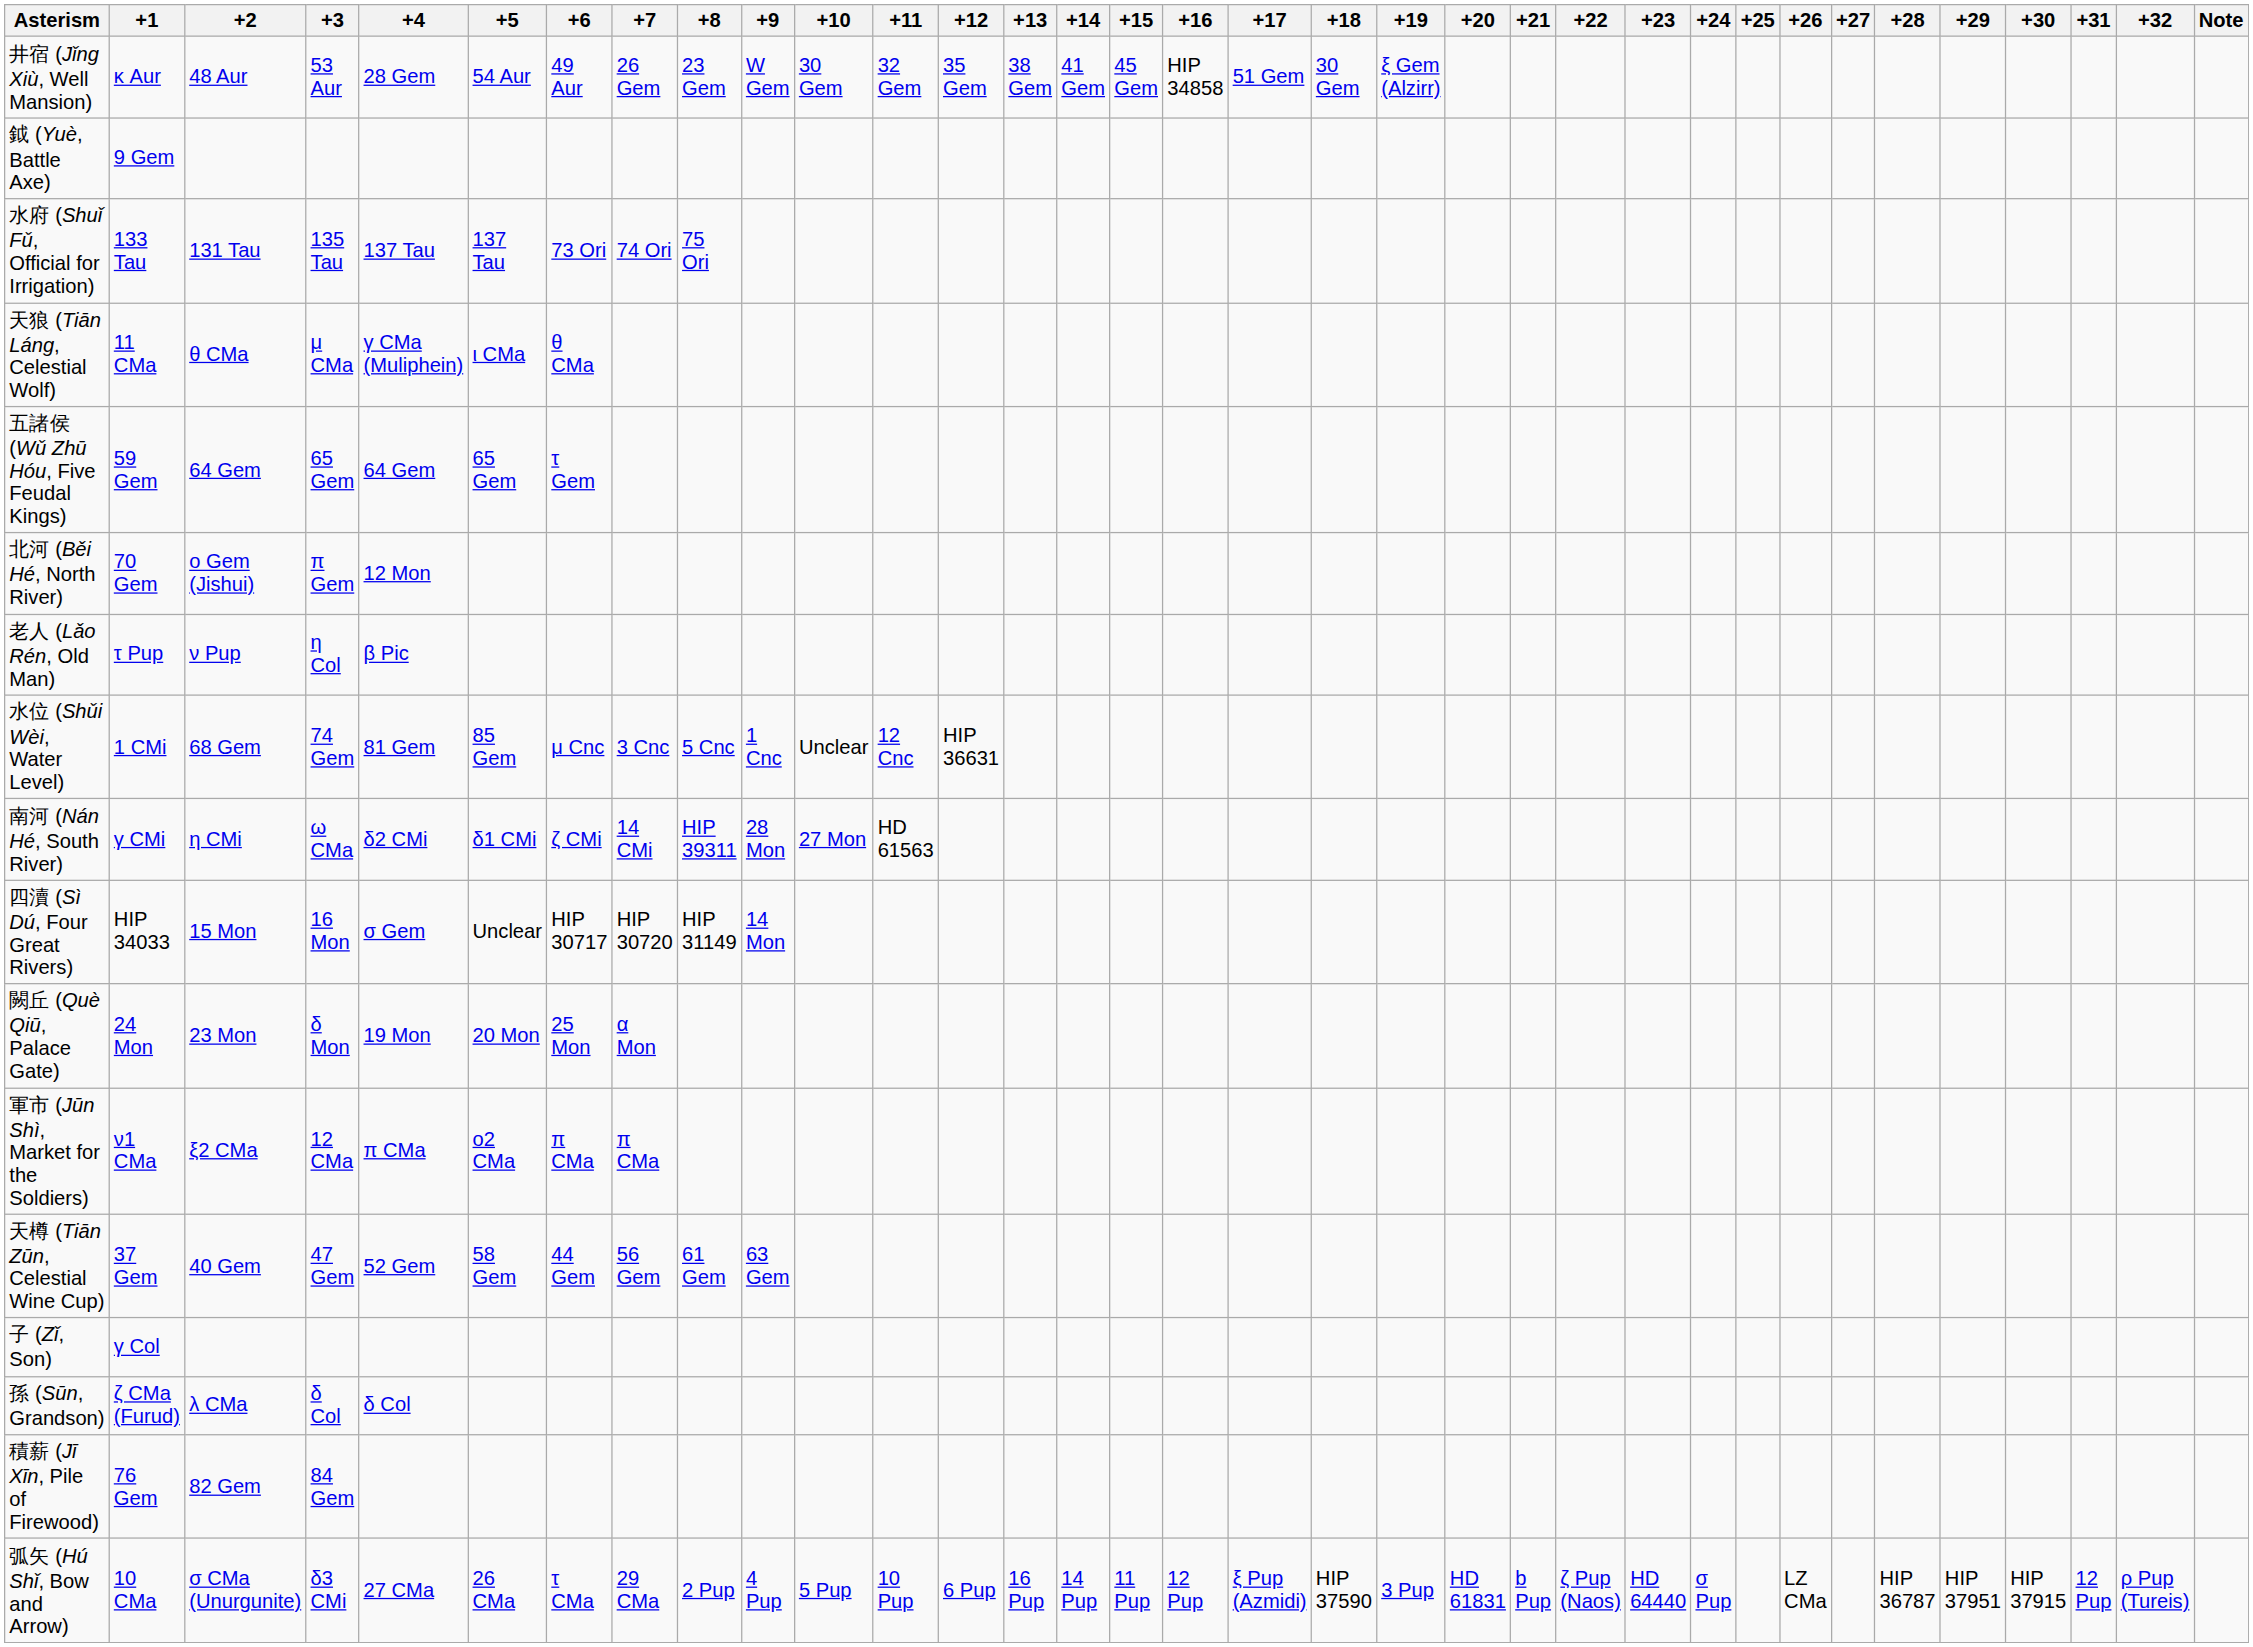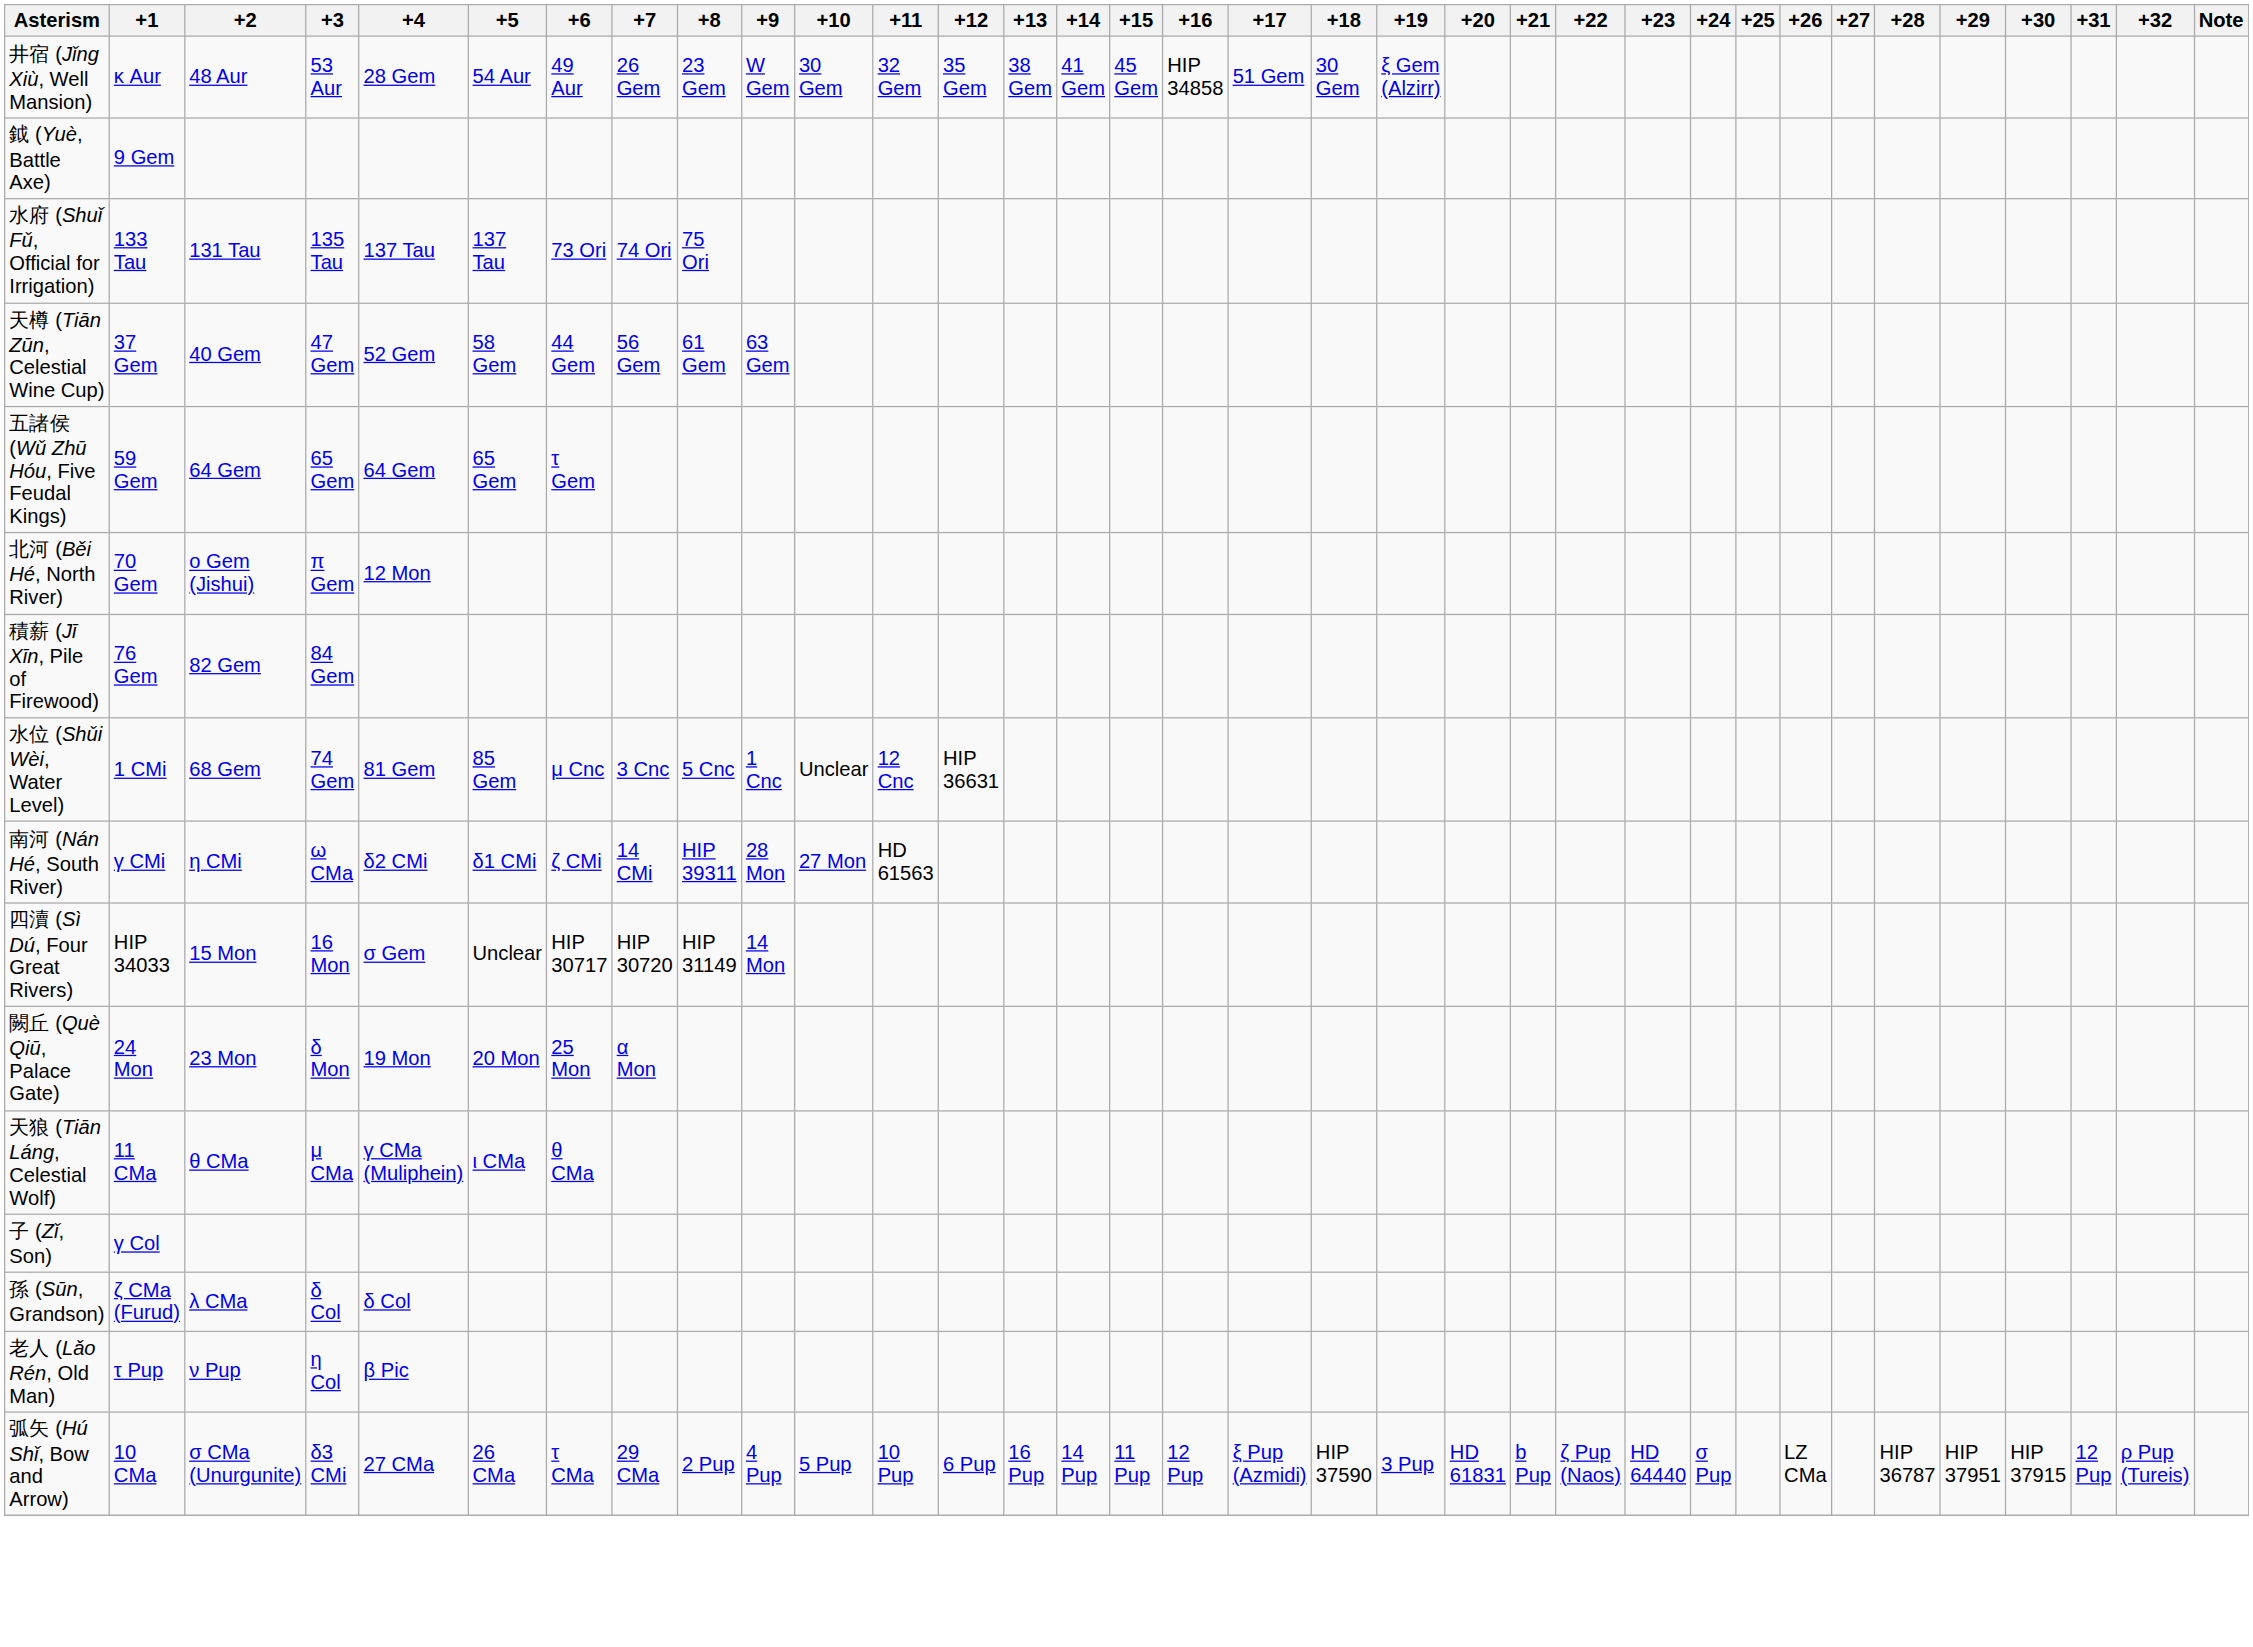rows swapped: (57, 1266) <-> (55, 355)
rows swapped: (54, 1487) <-> (52, 655)
- row: (55, 1151)
